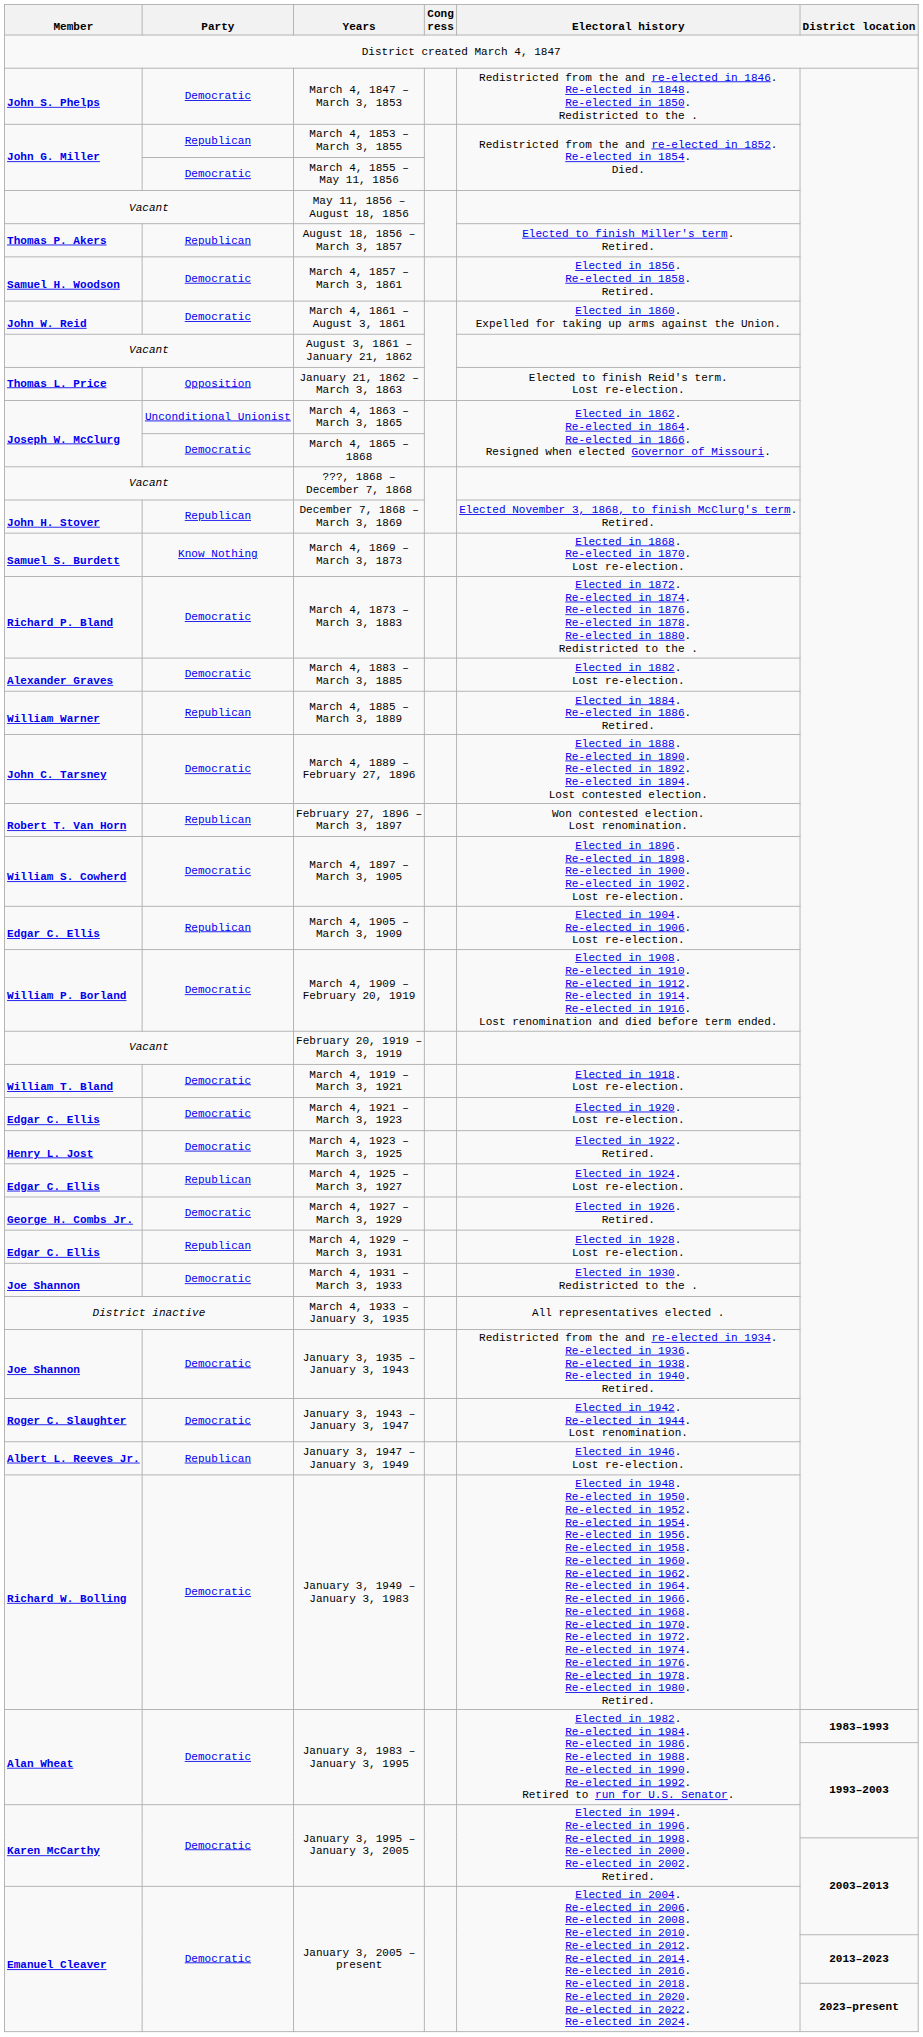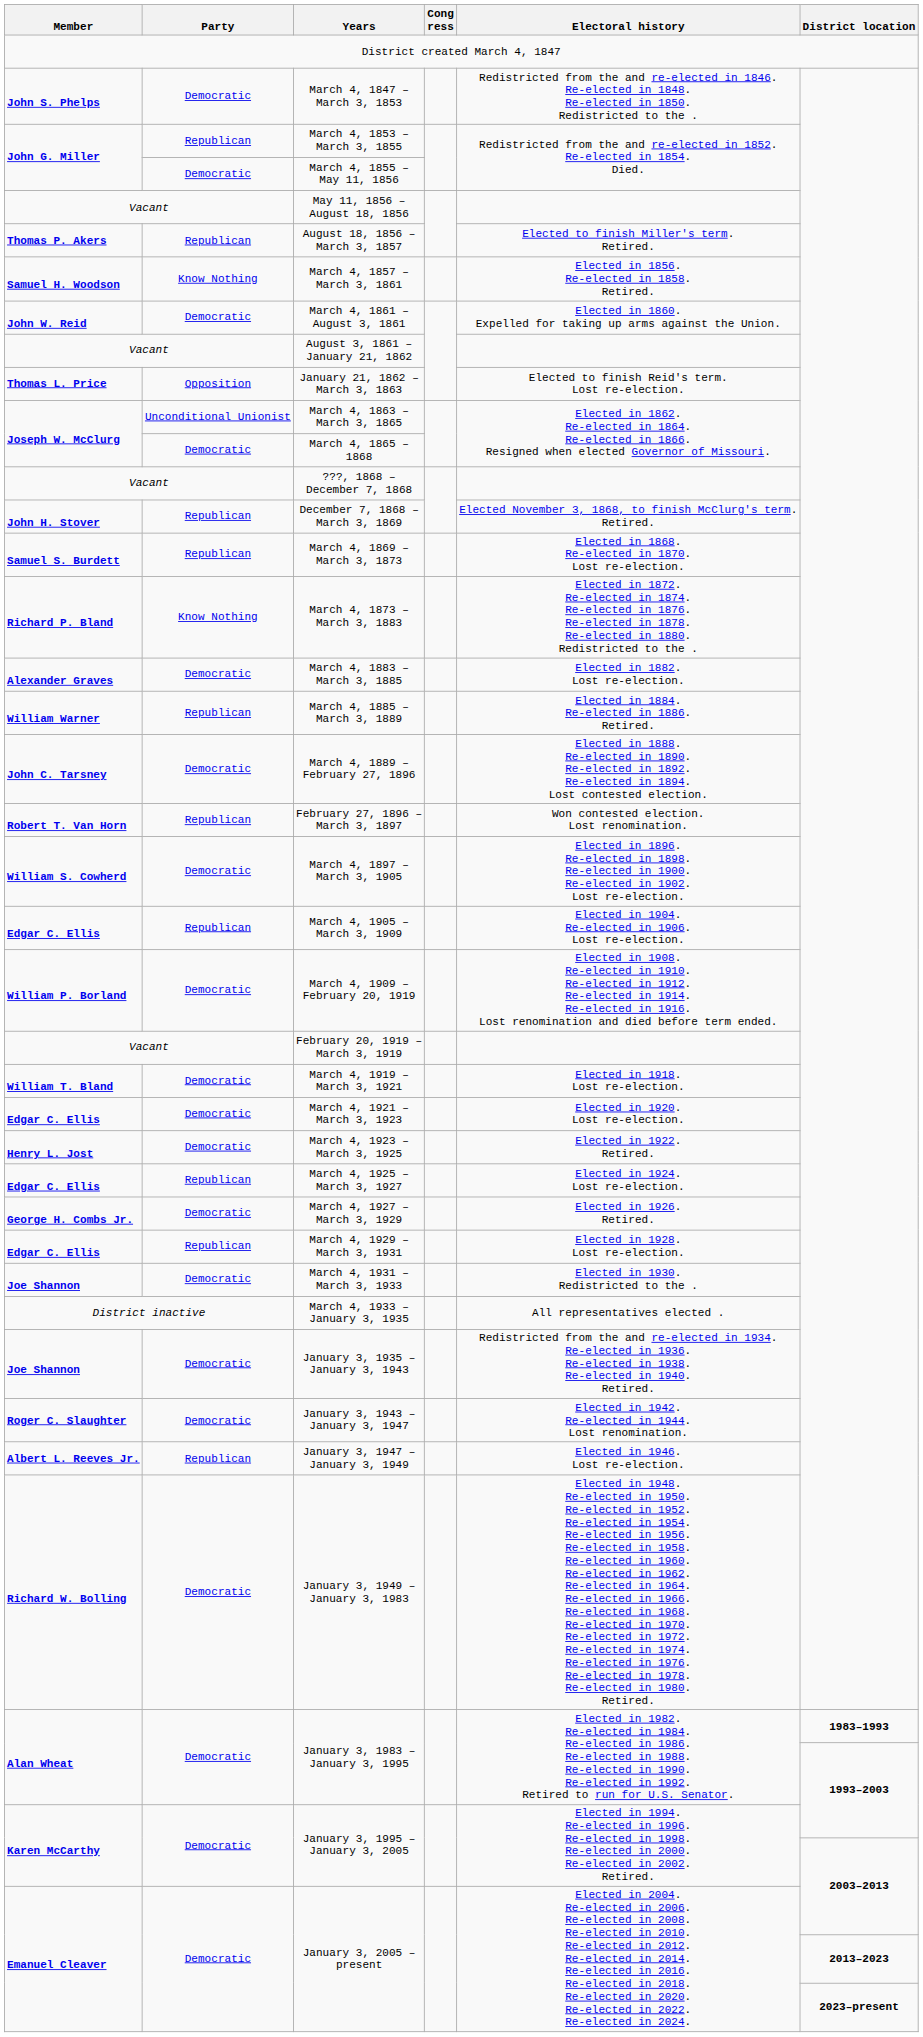(218, 279) Democratic -> (218, 279) Know Nothing
(218, 555) Know Nothing -> (218, 555) Republican
(218, 617) Democratic -> (218, 617) Know Nothing
